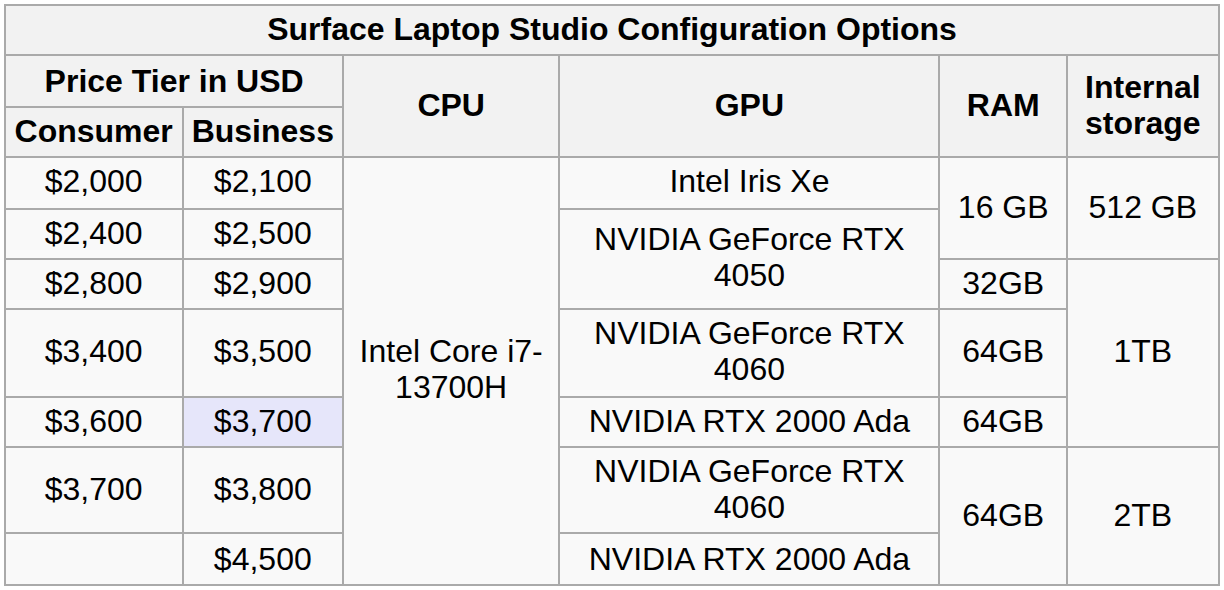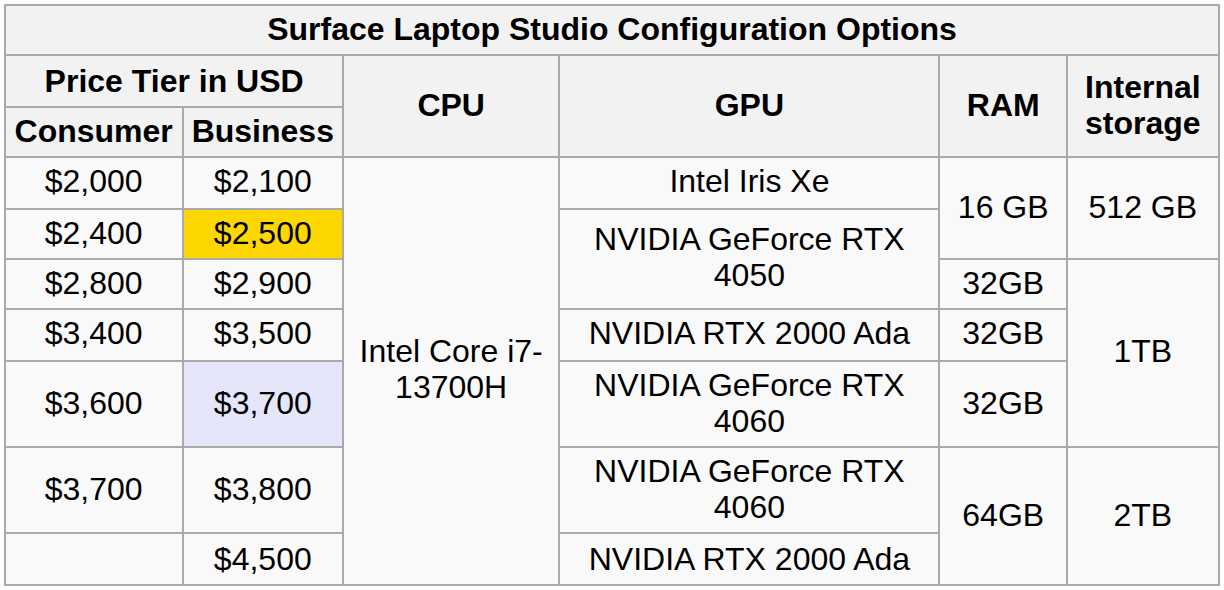(263, 232) no background -> (263, 232) gold background
(749, 352) NVIDIA GeForce RTX 4060 -> (749, 334) NVIDIA RTX 2000 Ada
(1003, 352) 64GB -> (1003, 334) 32GB
(749, 421) NVIDIA RTX 2000 Ada -> (749, 403) NVIDIA GeForce RTX 4060
(1003, 421) 64GB -> (1003, 403) 32GB
